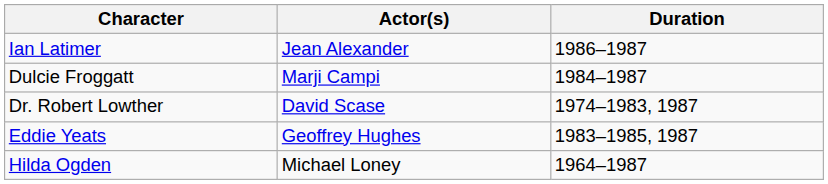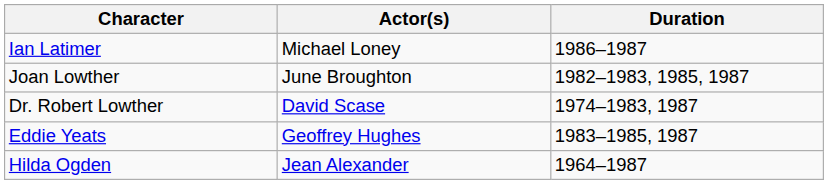(345, 48) Jean Alexander -> (341, 48) Michael Loney
- row: (71, 77)
+ row: (64, 77)
(341, 164) Michael Loney -> (345, 164) Jean Alexander
